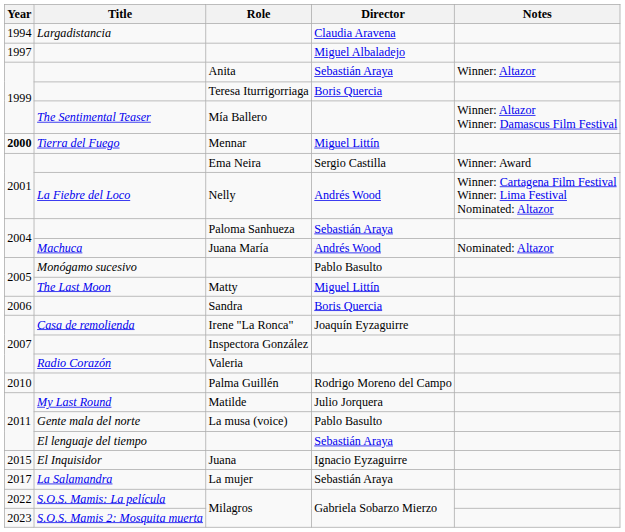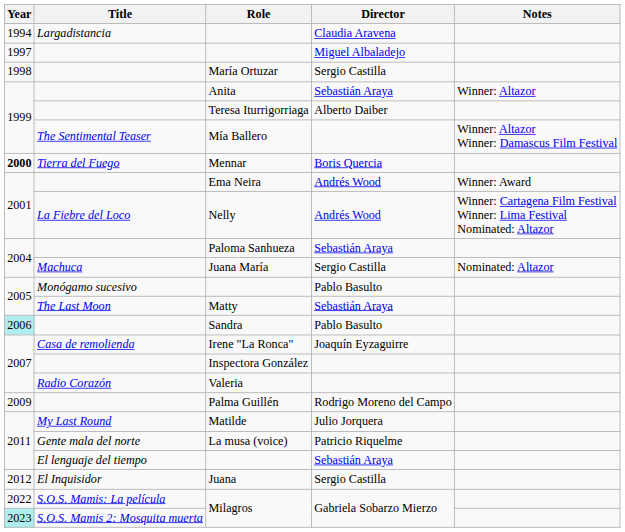+ row: (120, 72)
(348, 91) Boris Quercia -> (351, 110) Alberto Daiber
(347, 143) Miguel Littín -> (348, 162) Boris Quercia
(350, 162) Sergio Castilla -> (348, 182) Andrés Wood
(348, 248) Andrés Wood -> (350, 267) Sergio Castilla
(347, 286) Miguel Littín -> (354, 305) Sebastián Araya
(19, 305) no background -> (19, 325) paleturquoise background
(348, 305) Boris Quercia -> (348, 325) Pablo Basulto
(19, 383) 2010 -> (19, 402) 2009
(348, 421) Pablo Basulto -> (358, 440) Patricio Riquelme
(19, 460) 2015 -> (19, 479) 2012
(361, 460) Ignacio Eyzaguirre -> (350, 479) Sergio Castilla
- row: (75, 479)
(19, 518) no background -> (19, 518) paleturquoise background
